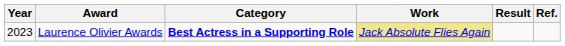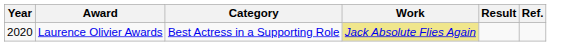(20, 31) 2023 -> (20, 31) 2020
(261, 31) bold -> (254, 31) normal
